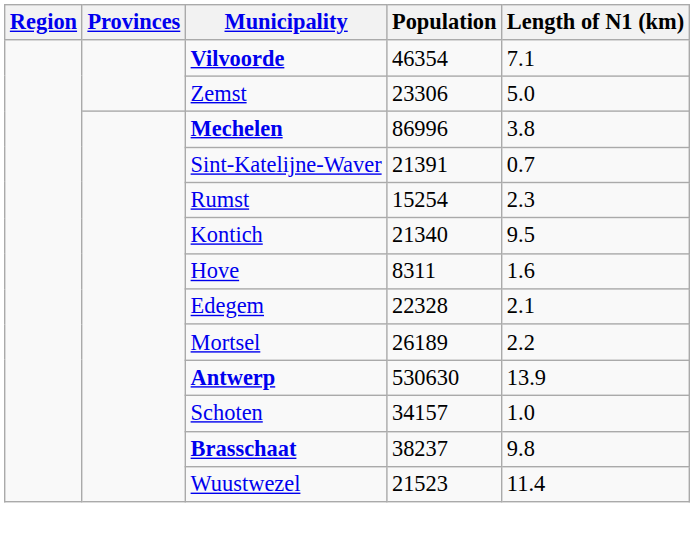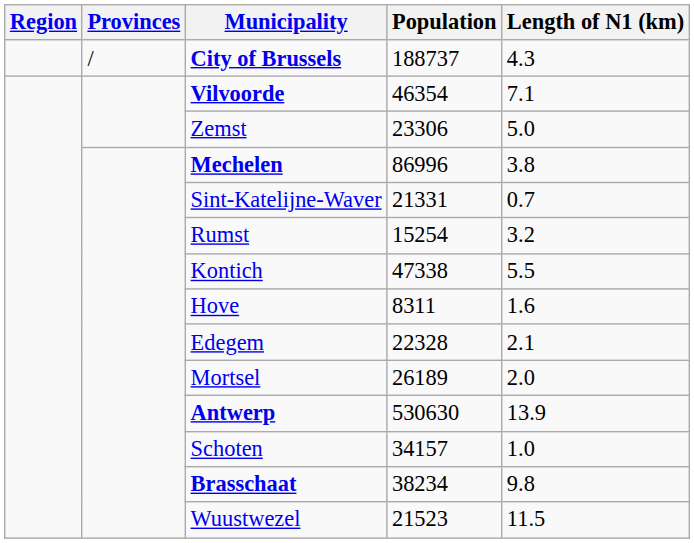+ row: (266, 57)
(420, 164) 21391 -> (420, 199) 21331
(521, 199) 2.3 -> (521, 235) 3.2
(420, 235) 21340 -> (420, 270) 47338
(521, 235) 9.5 -> (521, 270) 5.5
(521, 341) 2.2 -> (521, 377) 2.0
(420, 448) 38237 -> (420, 484) 38234
(526, 484) 11.4 -> (526, 519) 11.5
